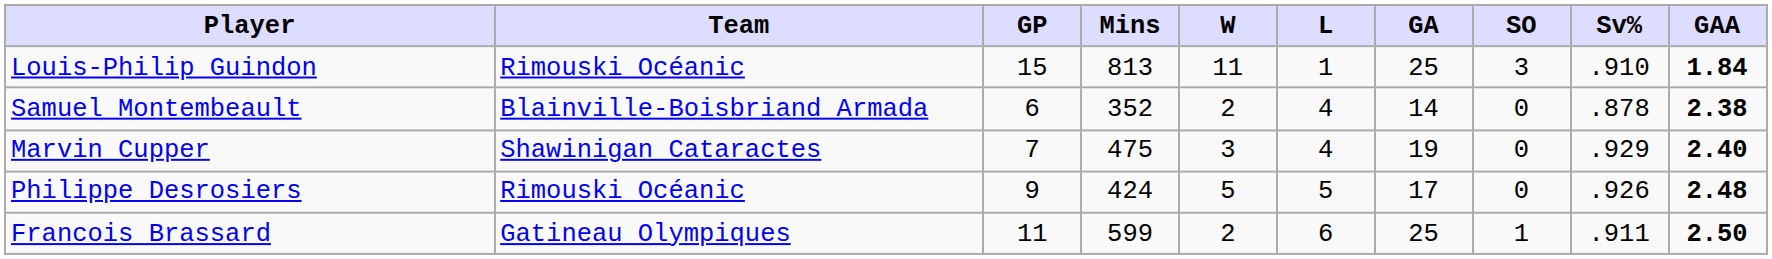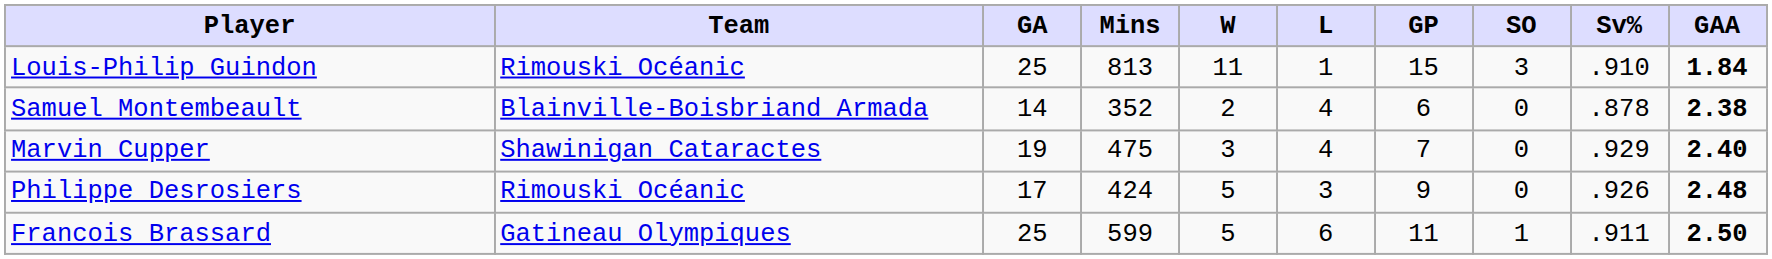columns swapped: (1032, 26) <-> (1423, 26)
(1326, 192) 5 -> (1326, 192) 3
(1228, 233) 2 -> (1228, 233) 5
